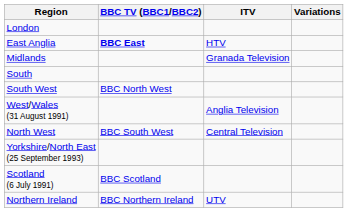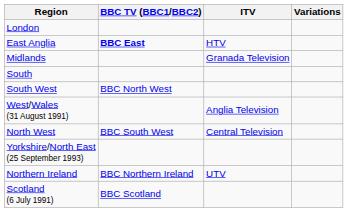rows swapped: (30, 178) <-> (42, 199)
